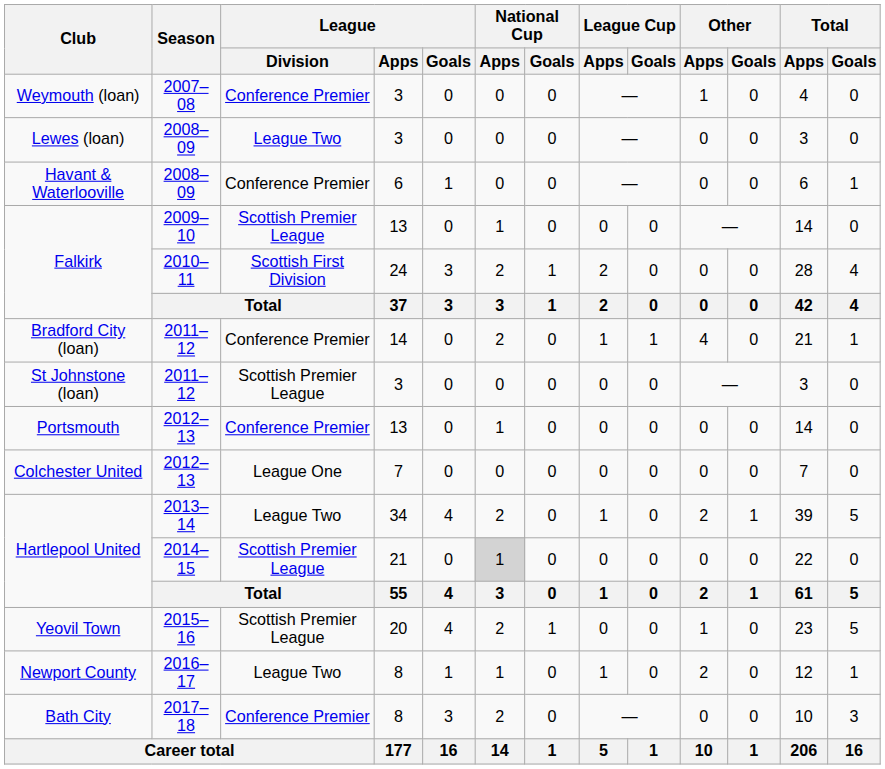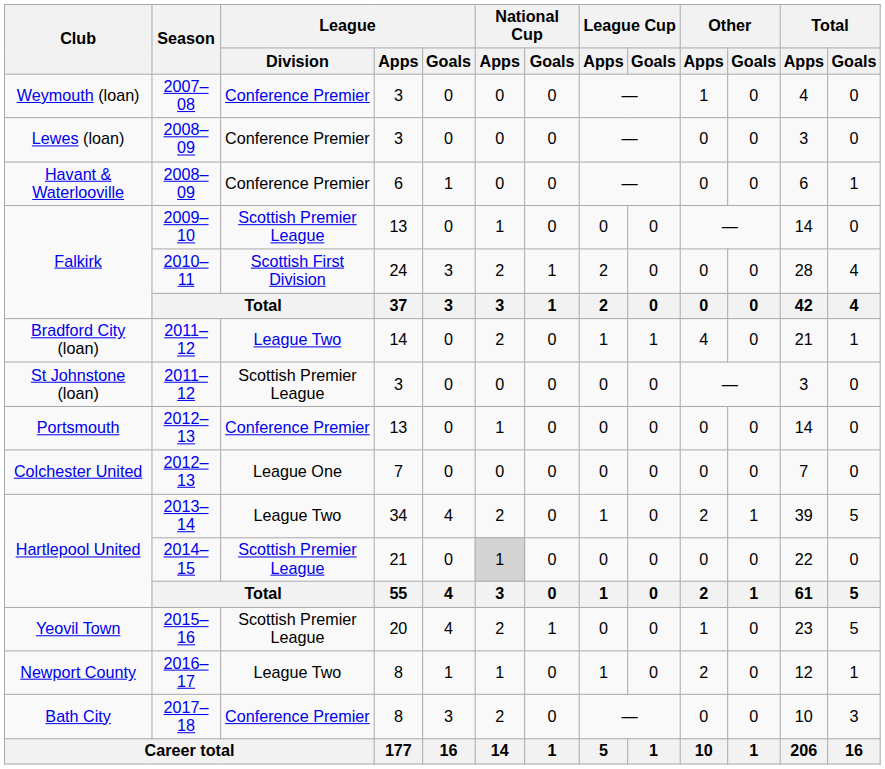(297, 139) League Two -> (297, 139) Conference Premier
(297, 340) Conference Premier -> (297, 340) League Two
